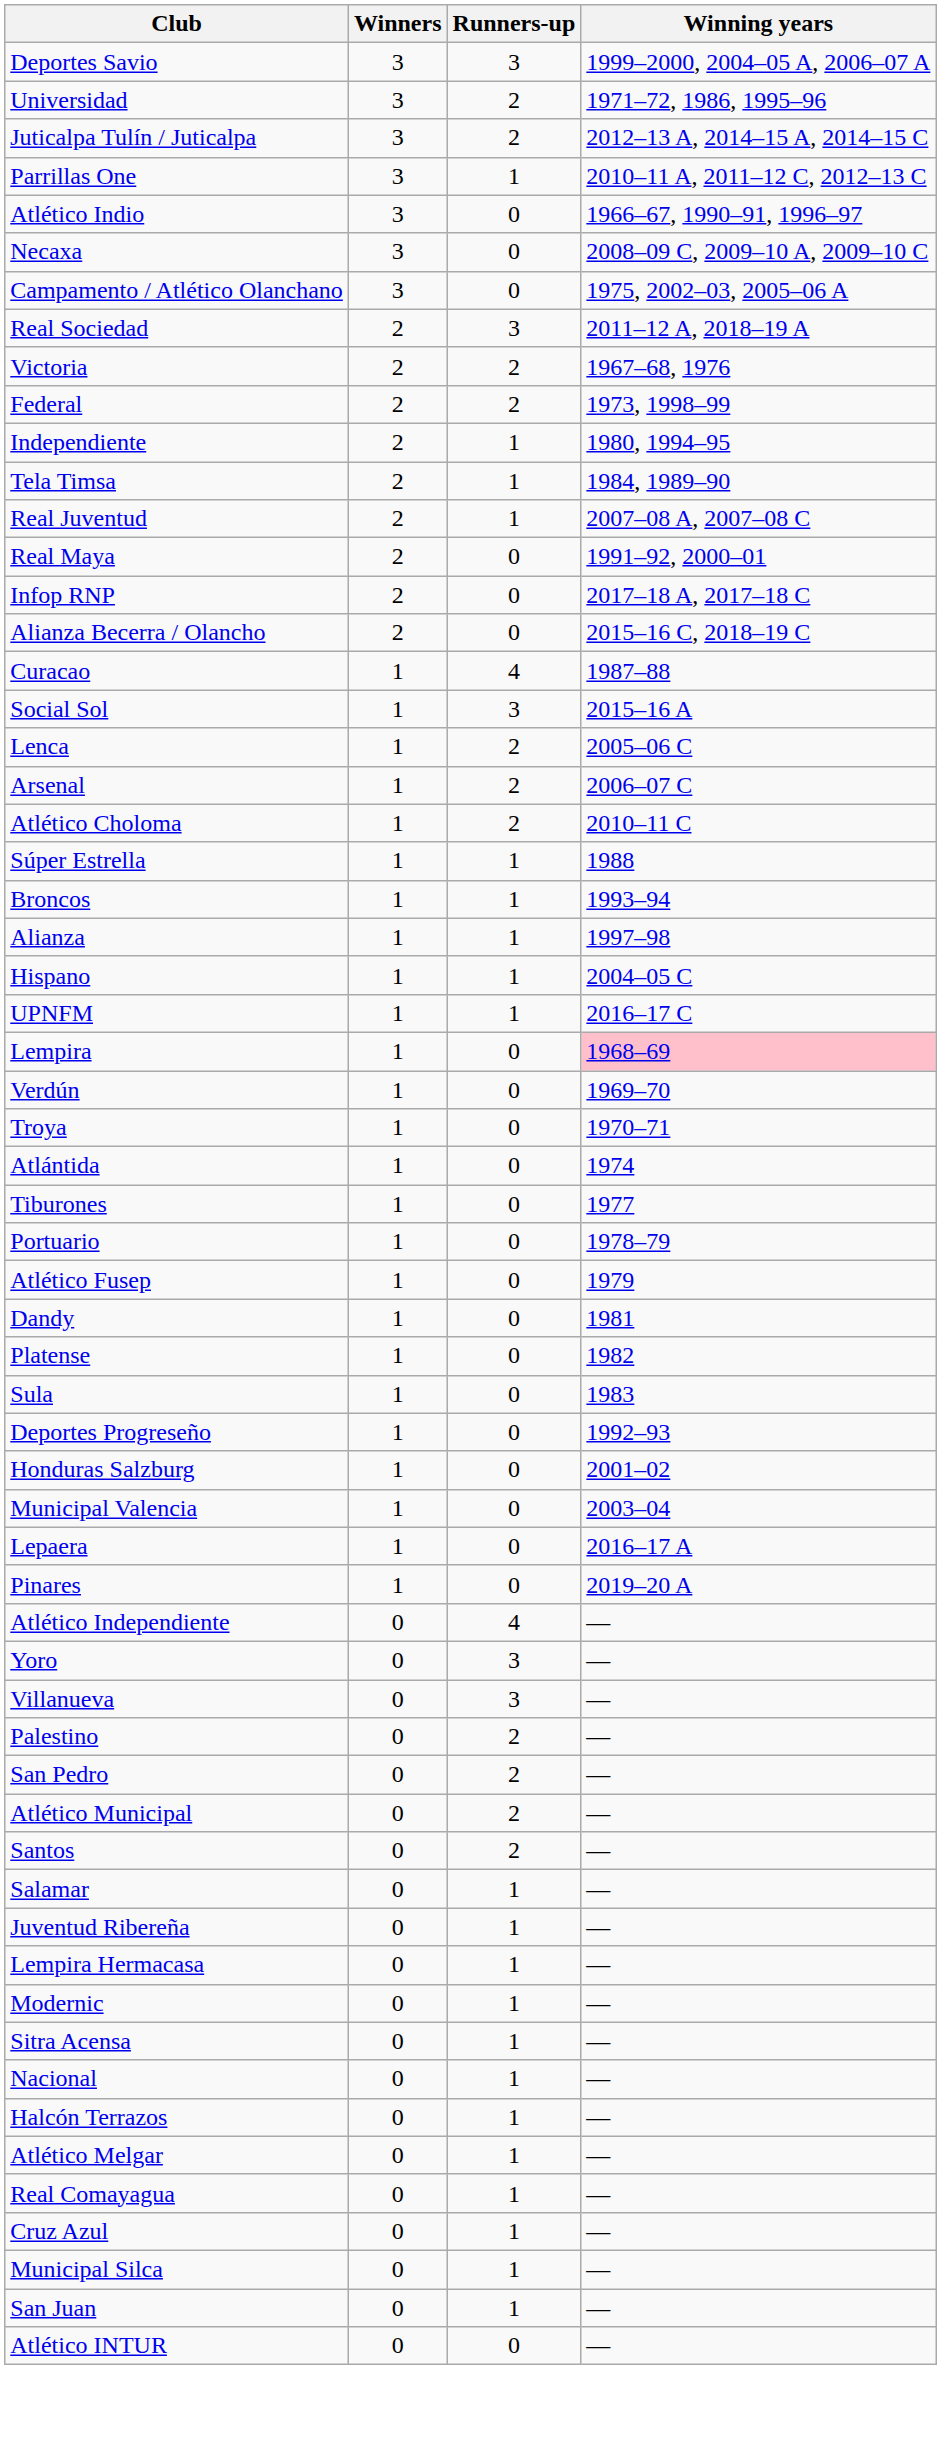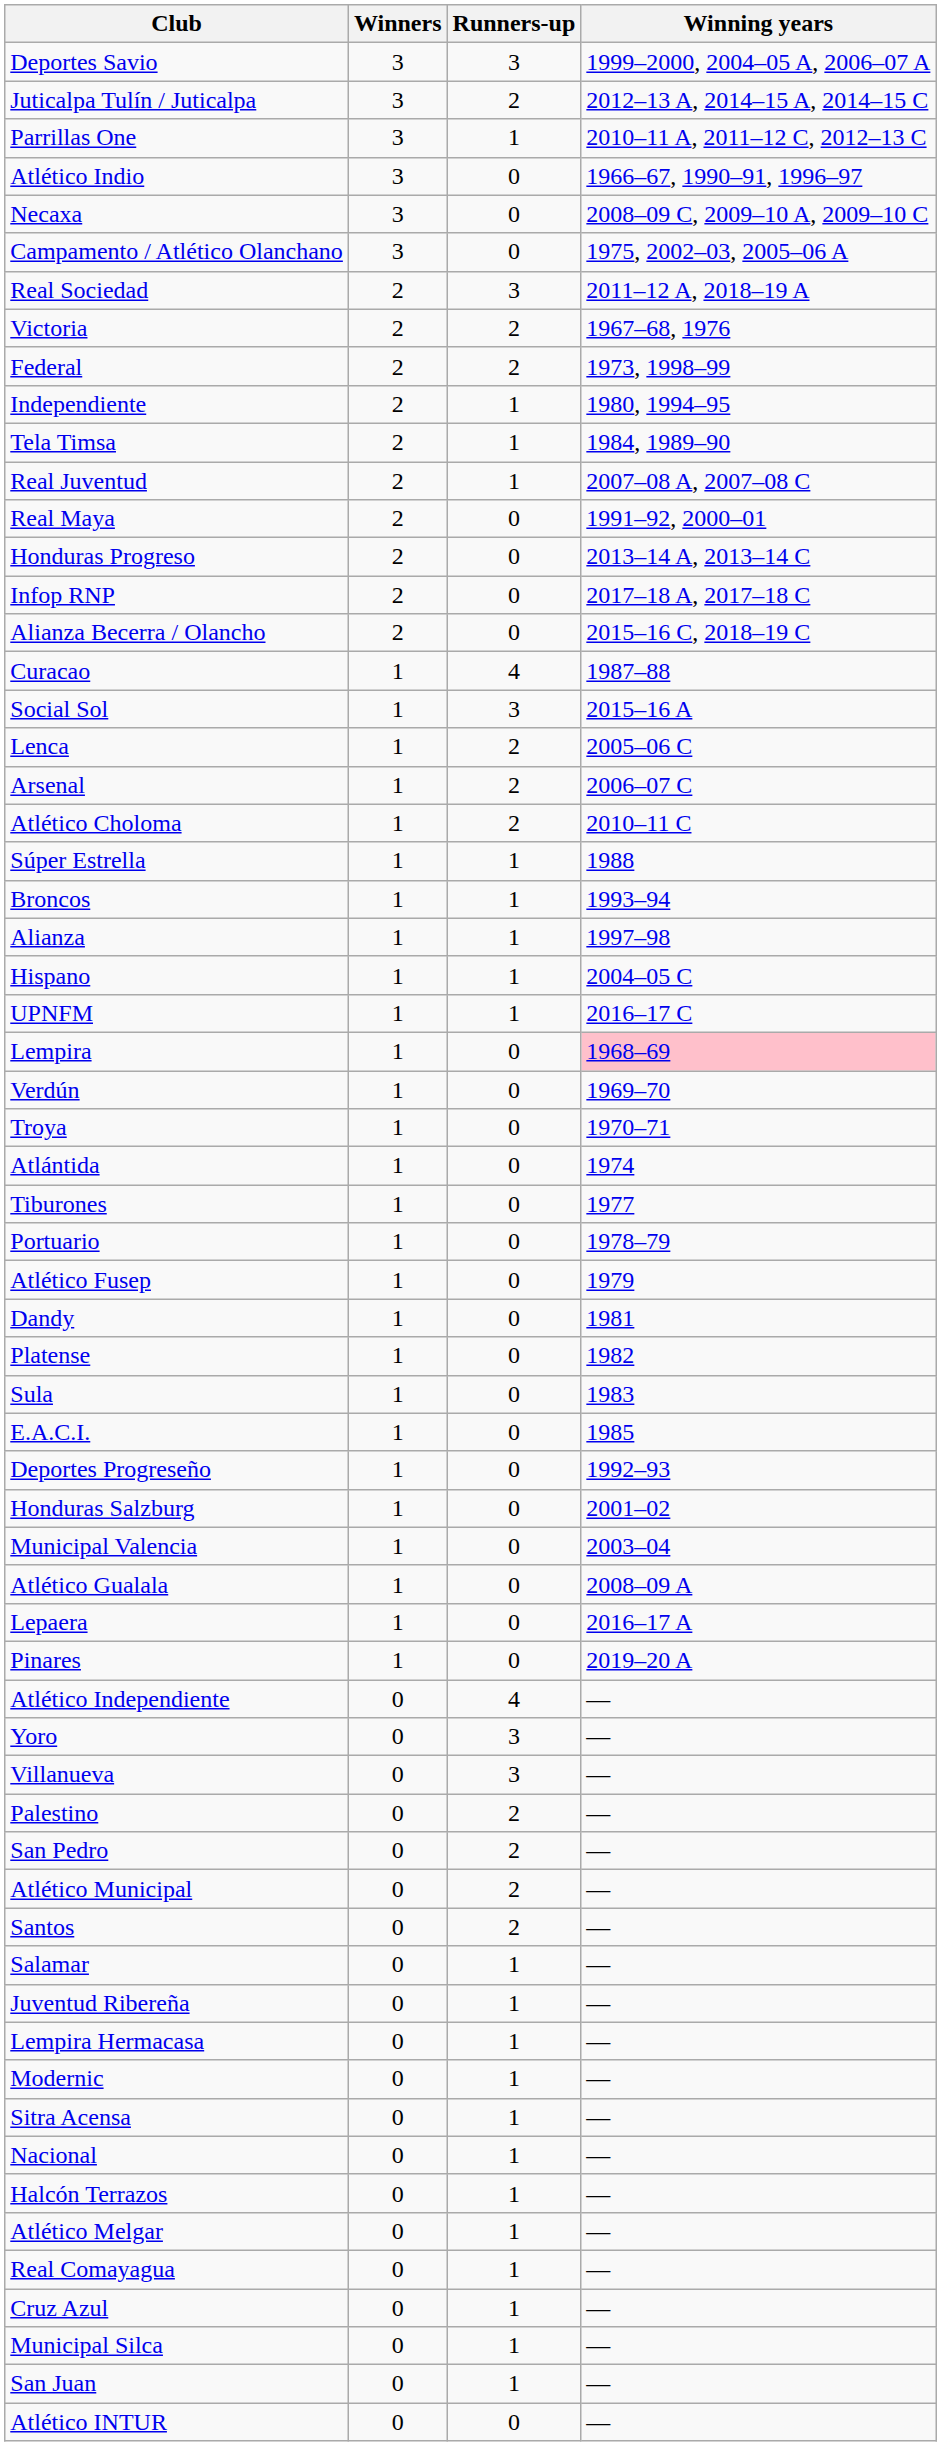- row: (69, 99)
+ row: (103, 556)
+ row: (50, 1431)
+ row: (89, 1584)
